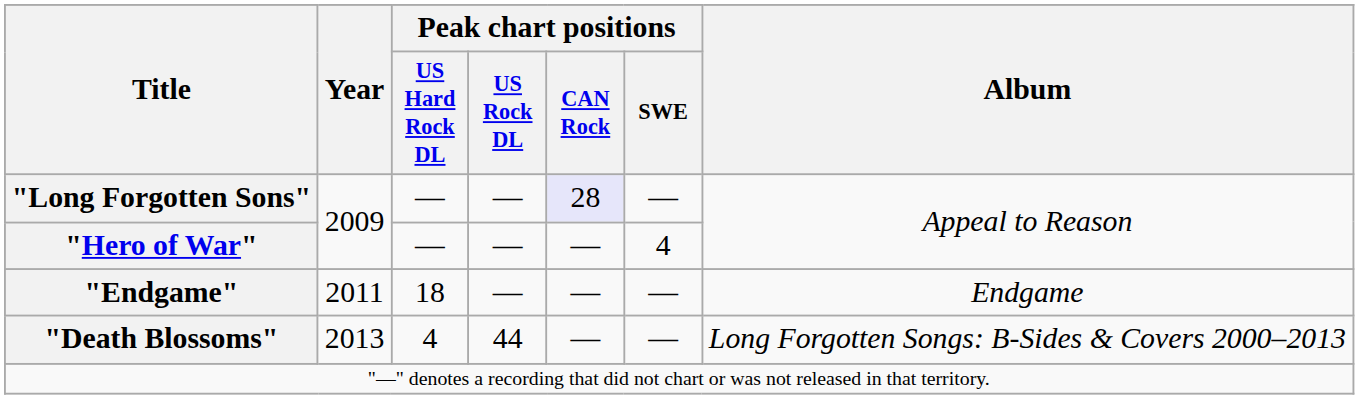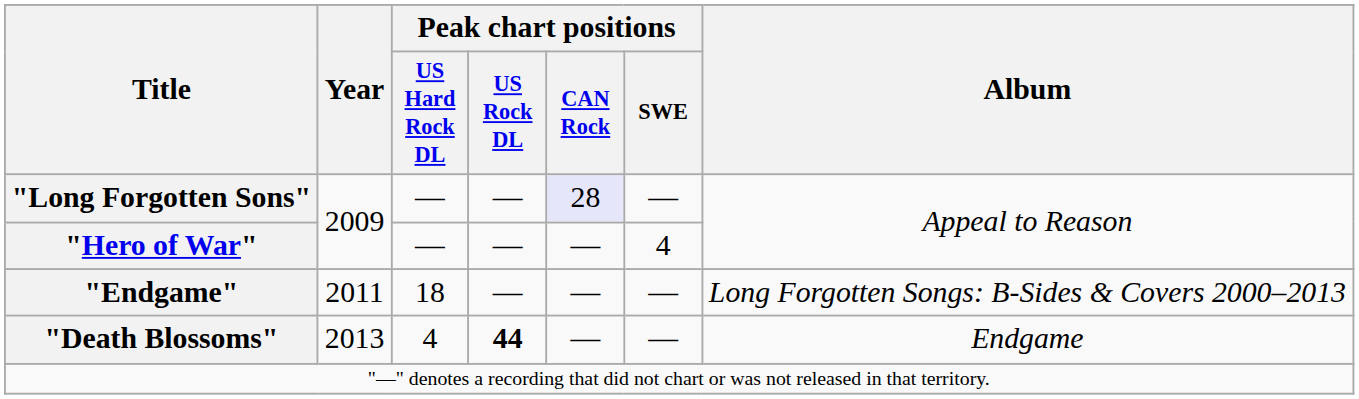(1027, 292) Endgame -> (1027, 292) Long Forgotten Songs: B-Sides & Covers 2000–2013
(508, 339) normal -> (508, 339) bold
(1027, 339) Long Forgotten Songs: B-Sides & Covers 2000–2013 -> (1027, 339) Endgame
